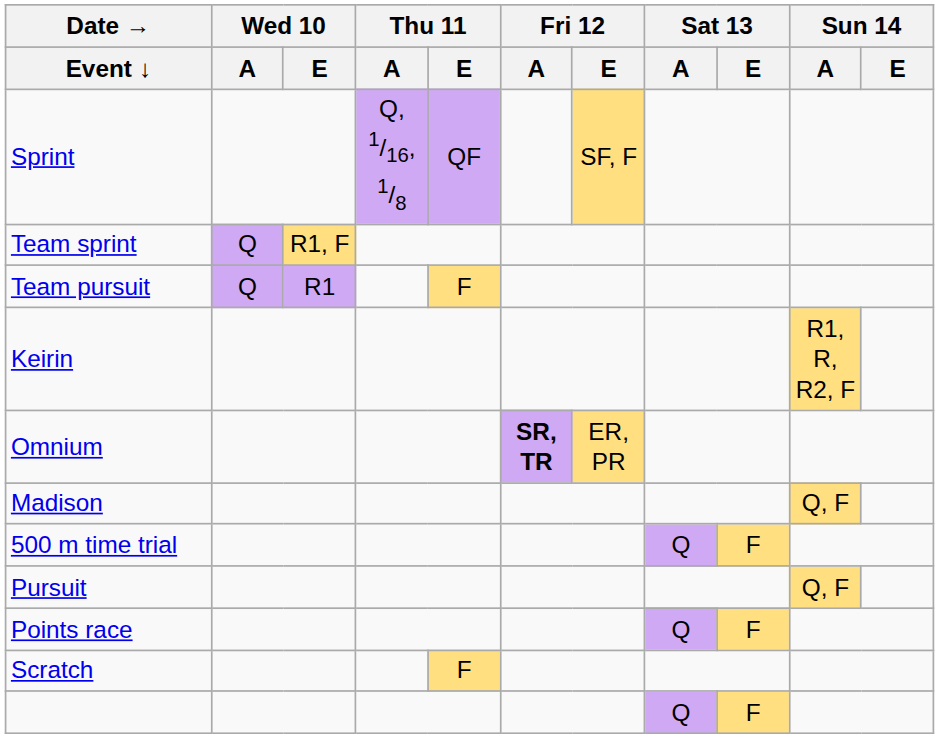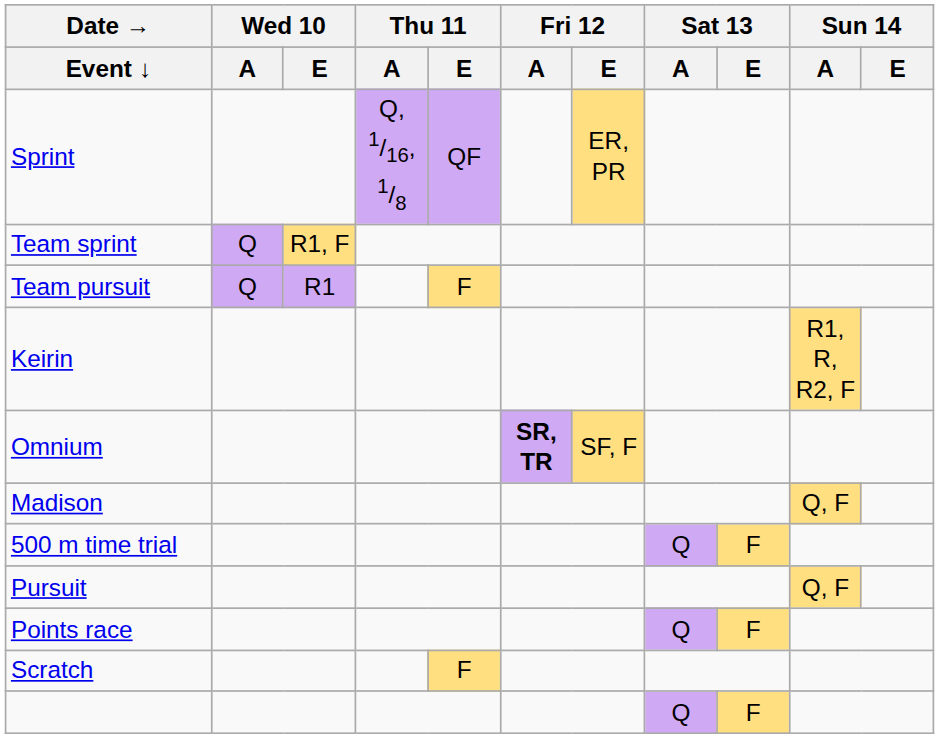(609, 156) SF, F -> (609, 156) ER, PR
(609, 446) ER, PR -> (609, 446) SF, F
